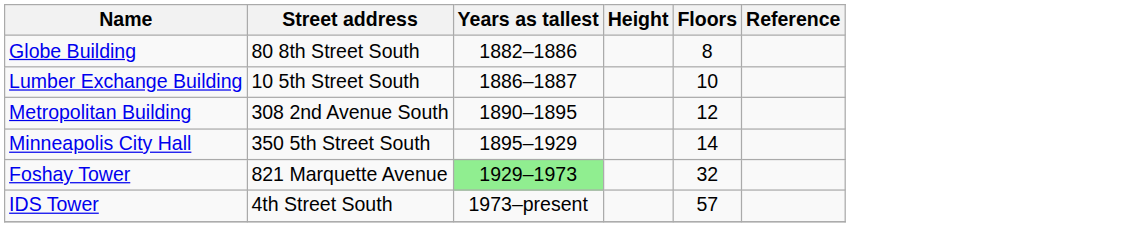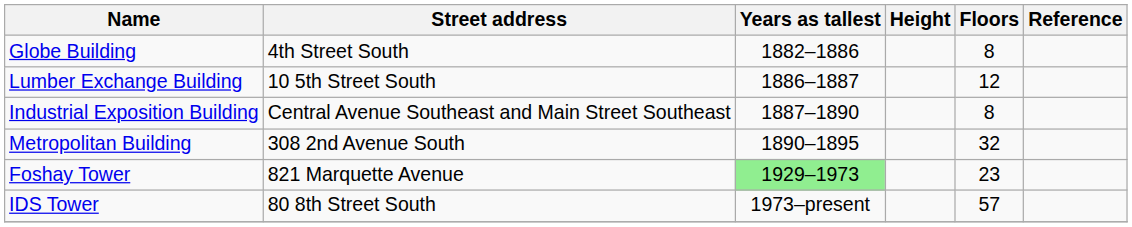(336, 50) 80 8th Street South -> (338, 50) 4th Street South
(707, 81) 10 -> (989, 81) 12
+ row: (134, 112)
(707, 112) 12 -> (989, 143) 32
- row: (100, 143)
(707, 174) 32 -> (989, 174) 23
(322, 205) 4th Street South -> (352, 205) 80 8th Street South
